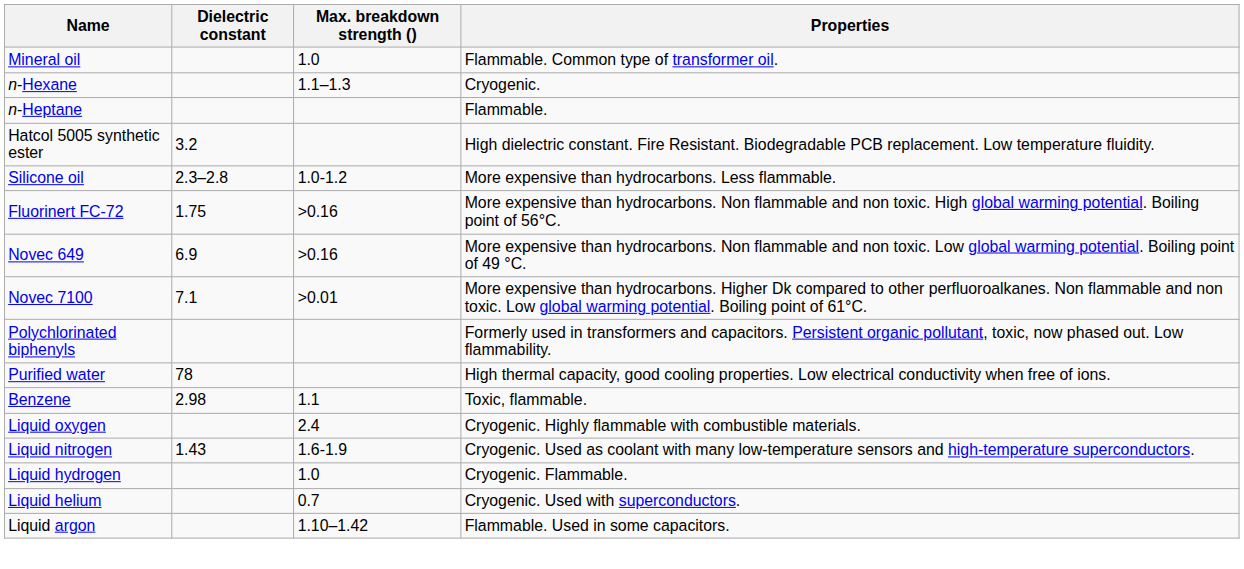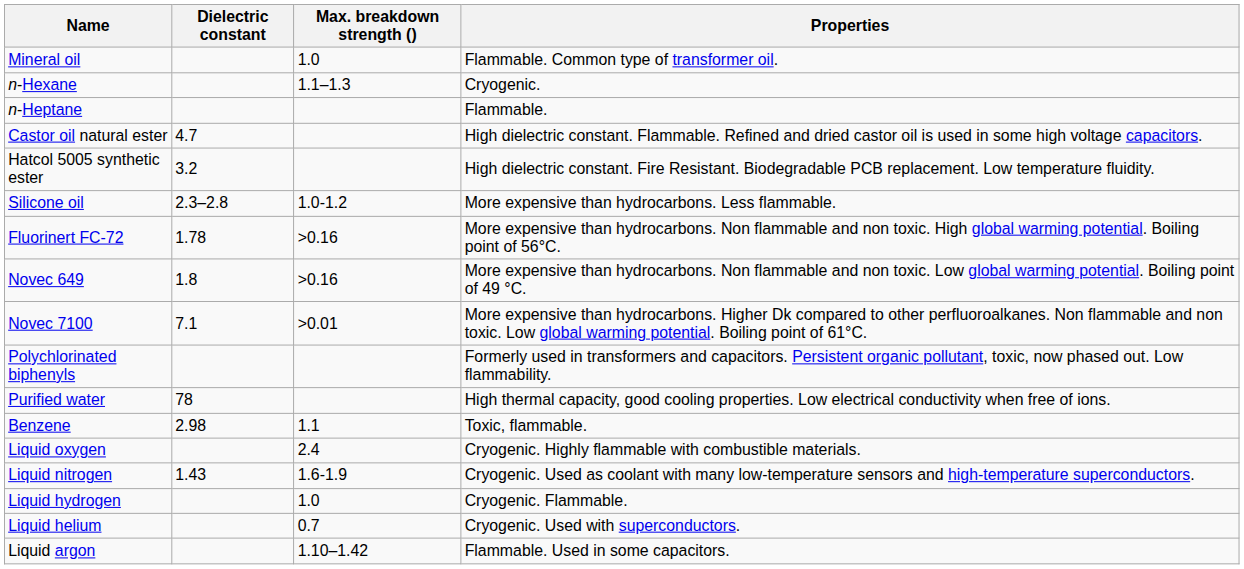+ row: (88, 135)
(191, 212) 1.75 -> (191, 237) 1.78
(186, 255) 6.9 -> (186, 280) 1.8
